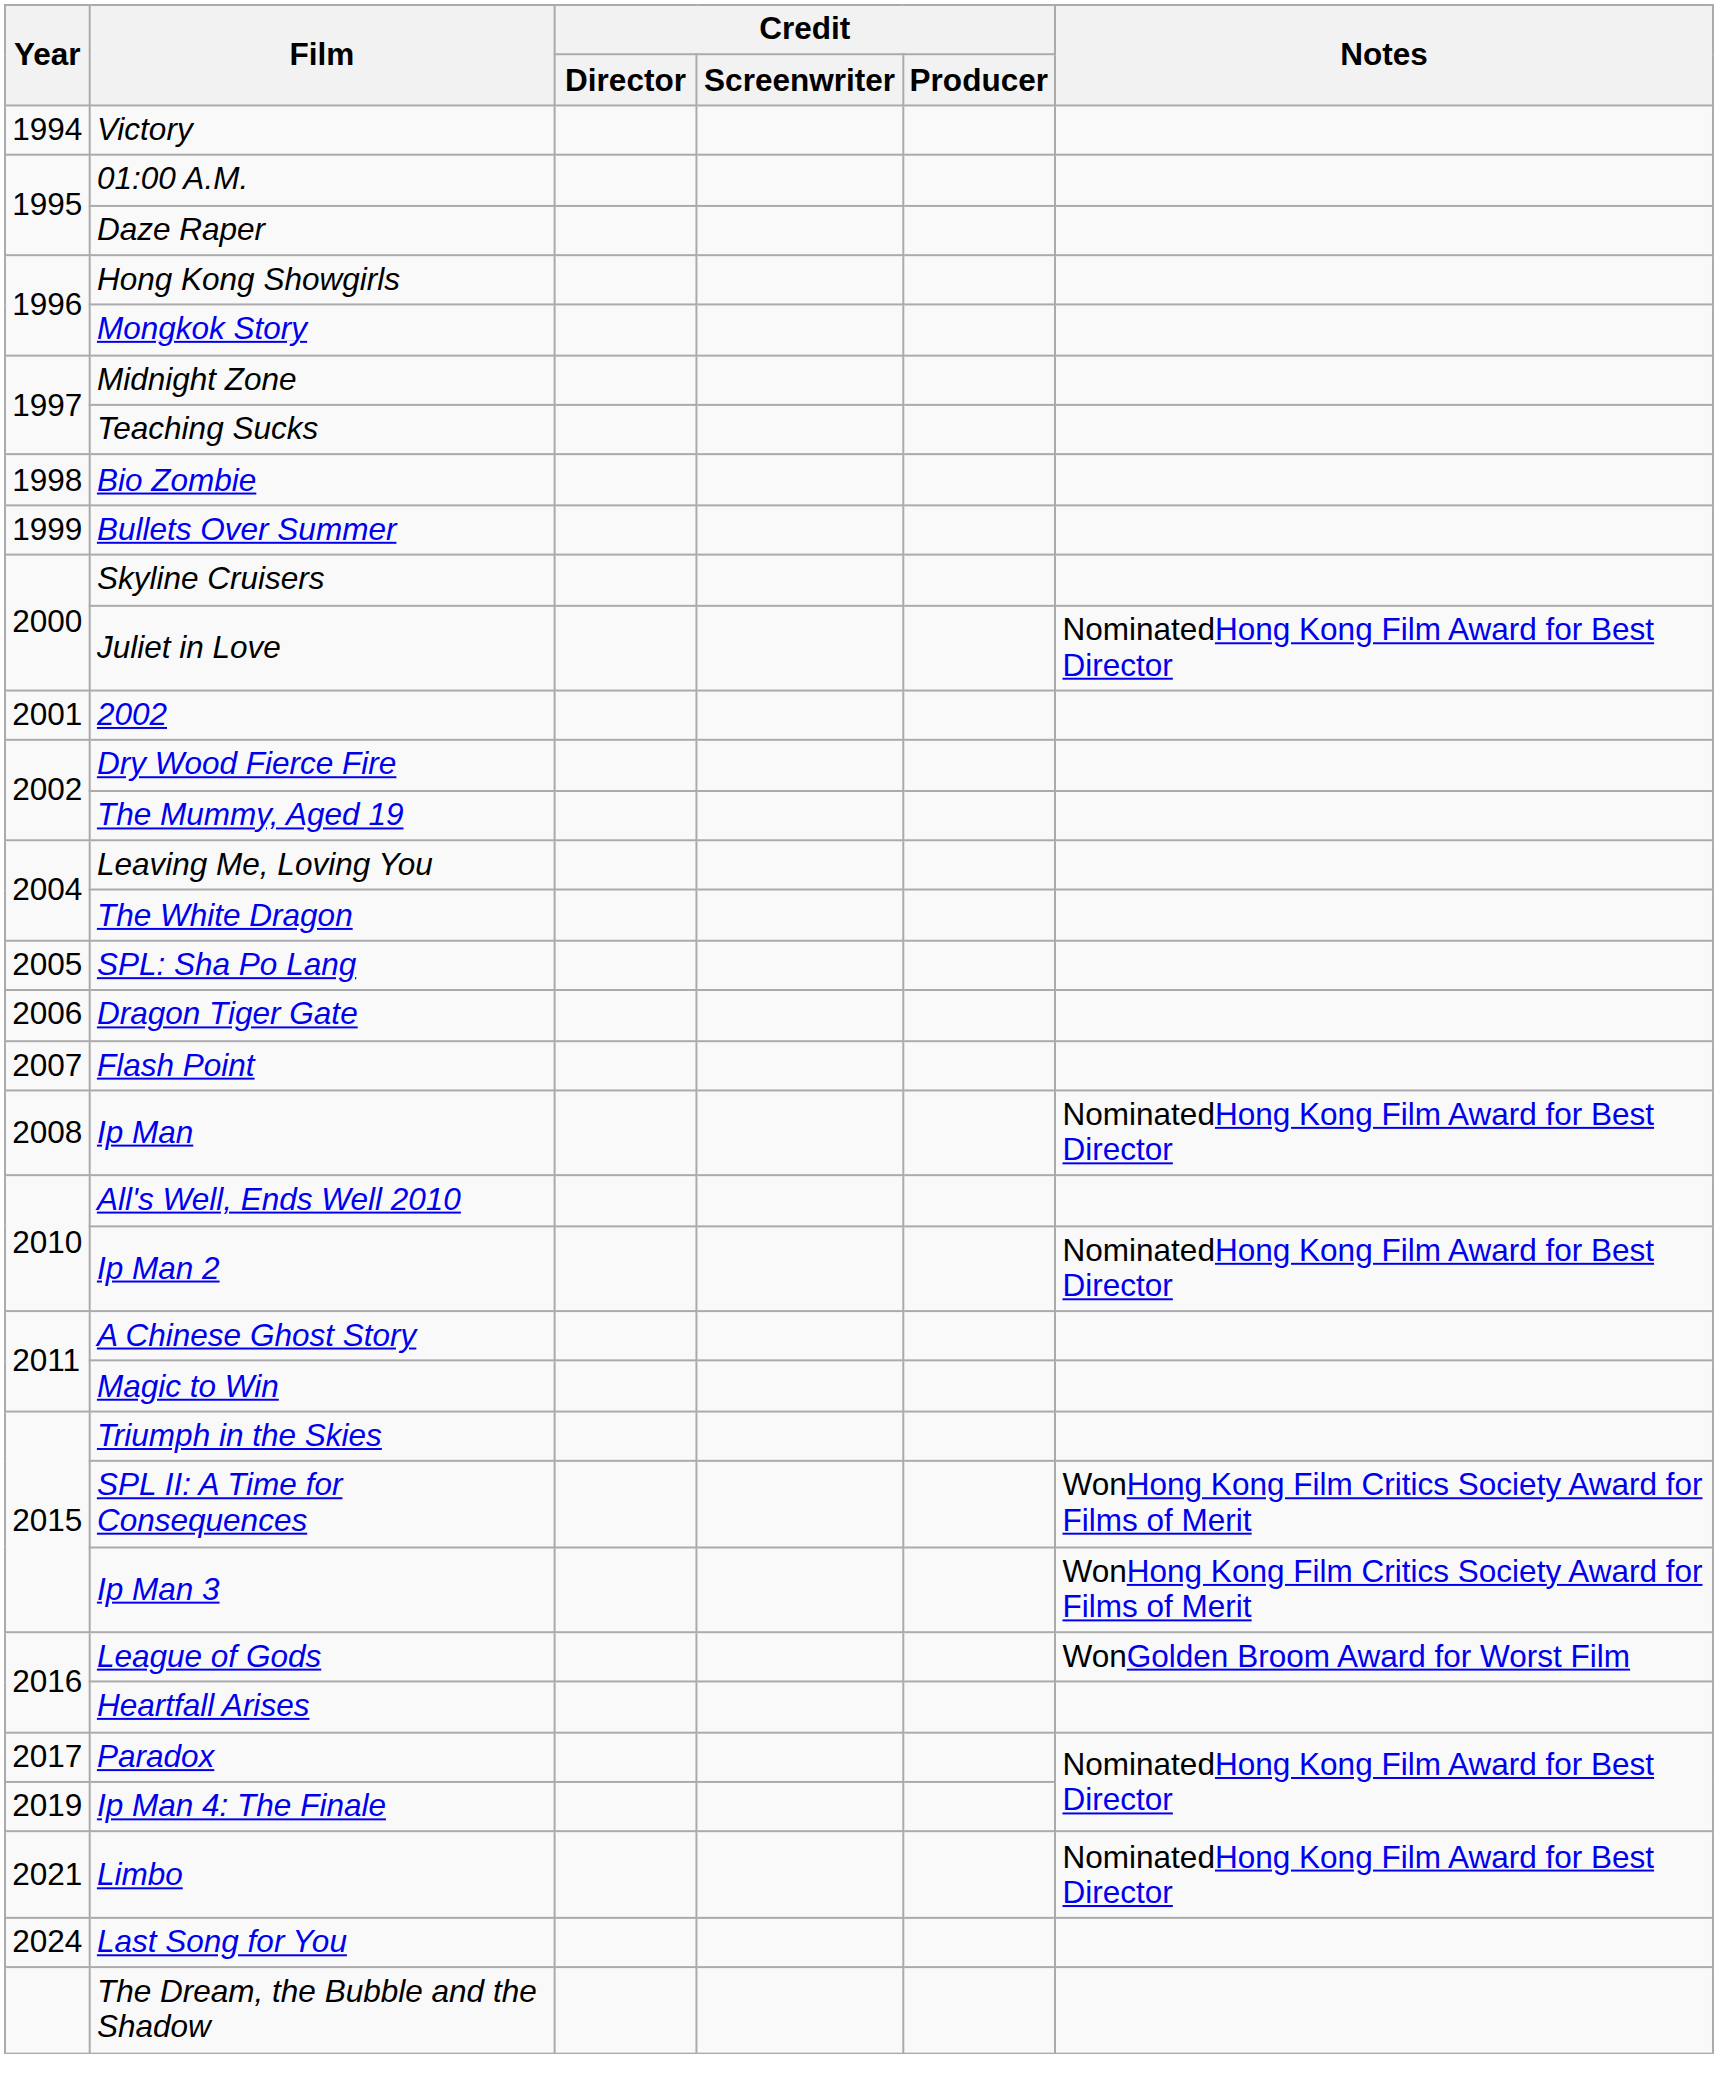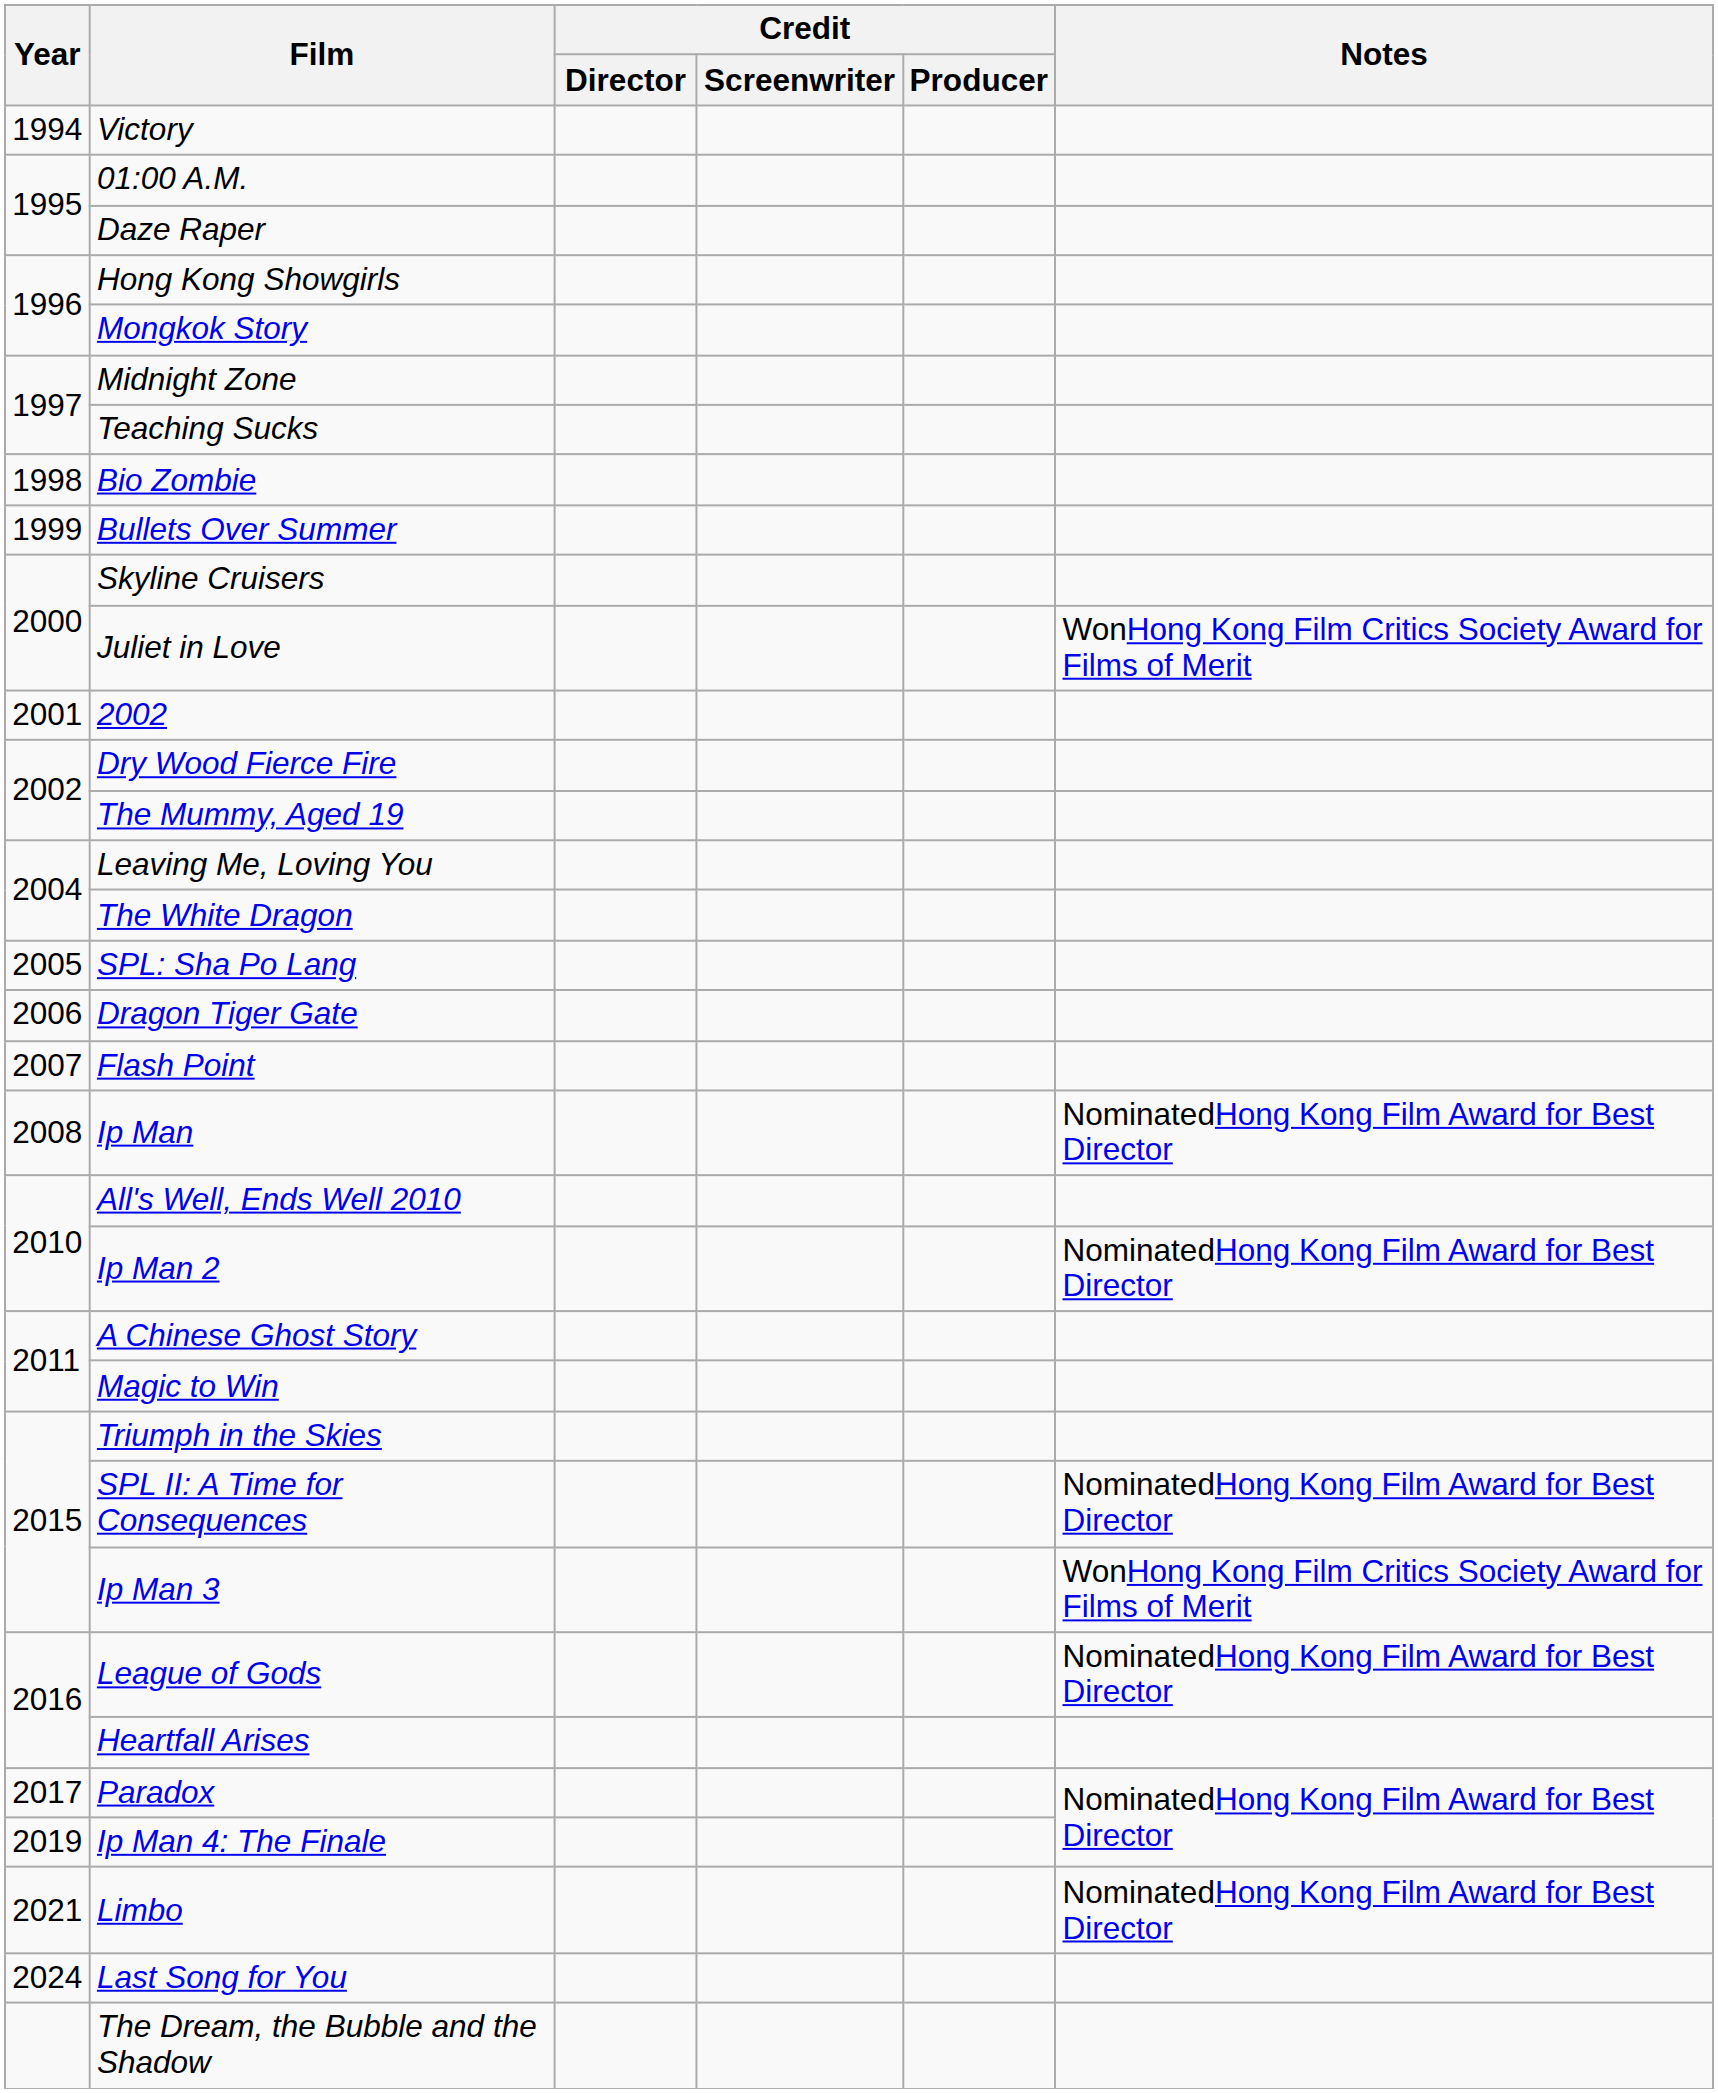(1358, 647) NominatedHong Kong Film Award for Best Director -> (1383, 647) WonHong Kong Film Critics Society Award for Films of Merit
(1383, 1503) WonHong Kong Film Critics Society Award for Films of Merit -> (1358, 1503) NominatedHong Kong Film Award for Best Director
(1346, 1656) WonGolden Broom Award for Worst Film -> (1358, 1674) NominatedHong Kong Film Award for Best Director
